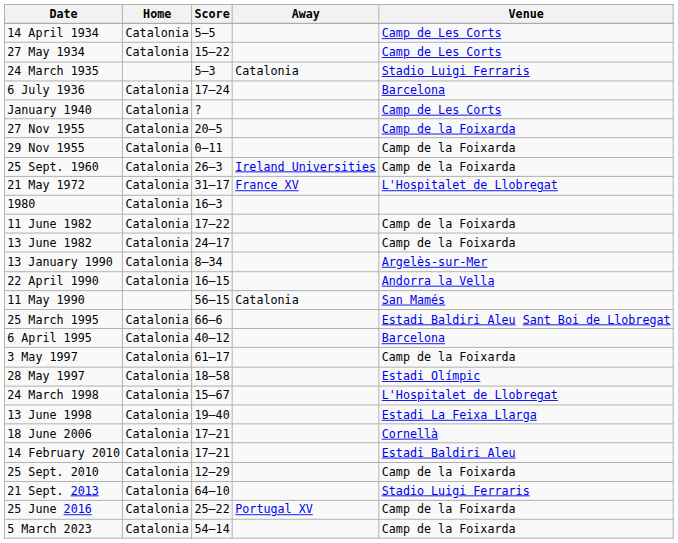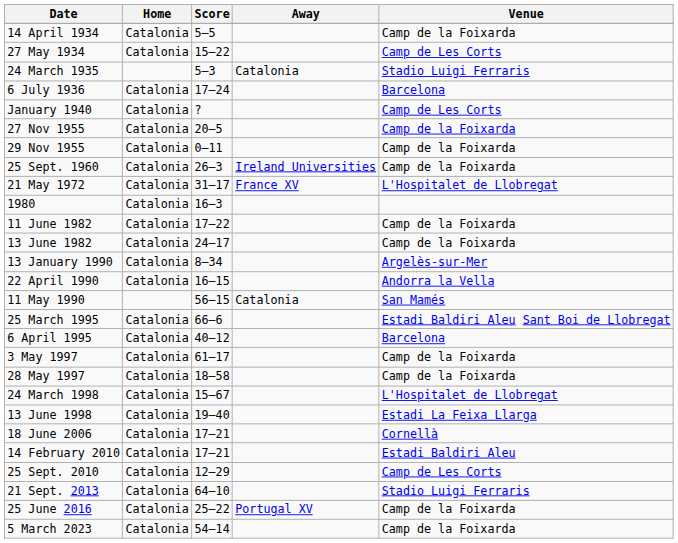(442, 33) Camp de Les Corts -> (449, 33) Camp de la Foixarda
(431, 376) Estadi Olímpic -> (449, 376) Camp de la Foixarda
(449, 472) Camp de la Foixarda -> (442, 472) Camp de Les Corts
